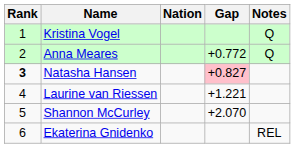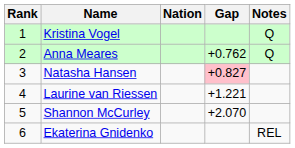(227, 53) +0.772 -> (227, 53) +0.762
(23, 73) bold -> (23, 73) normal
